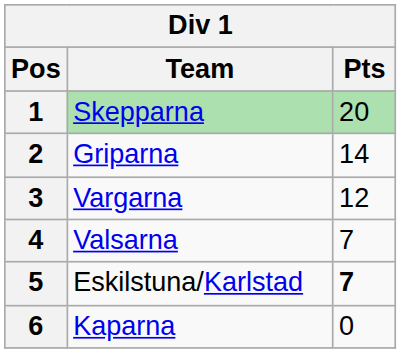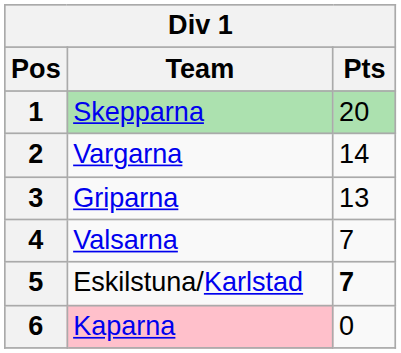(126, 154) Griparna -> (128, 154) Vargarna
(128, 197) Vargarna -> (126, 197) Griparna
(354, 197) 12 -> (354, 197) 13
(124, 326) no background -> (124, 326) pink background
